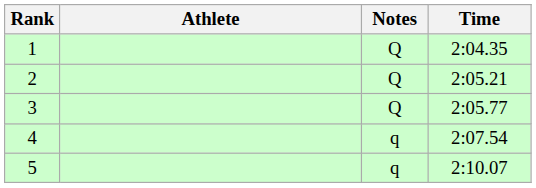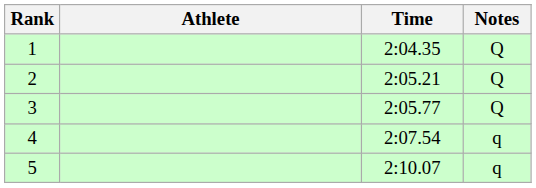columns swapped: (479, 19) <-> (395, 19)
